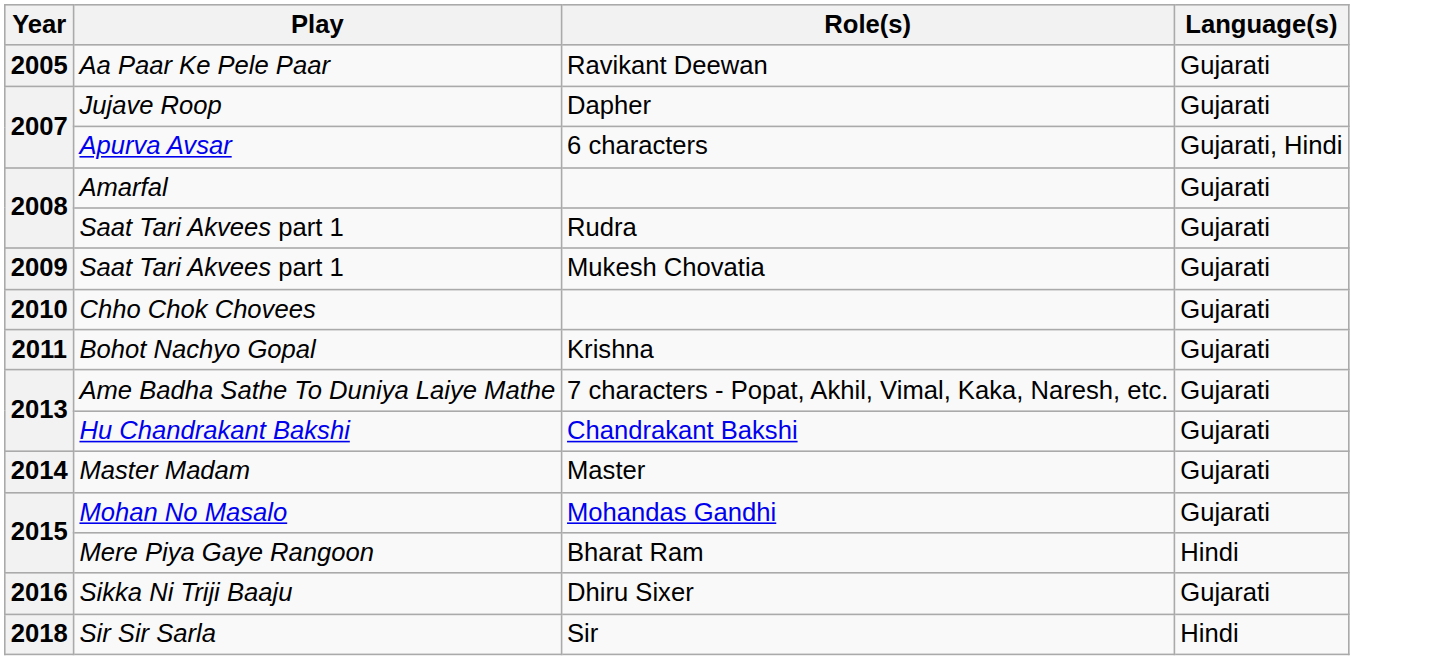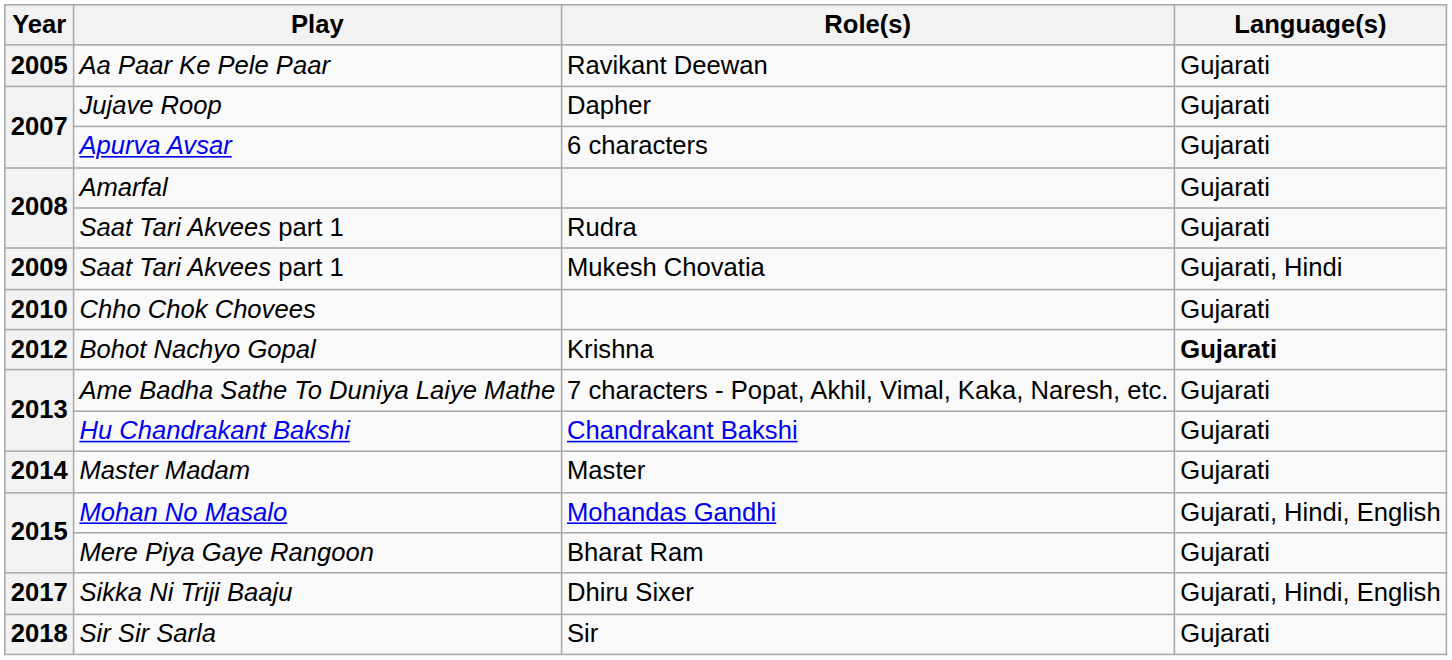(1261, 146) Gujarati, Hindi -> (1225, 146) Gujarati
(1225, 268) Gujarati -> (1261, 268) Gujarati, Hindi
(39, 349) 2011 -> (39, 349) 2012
(1225, 349) normal -> (1229, 349) bold
(1225, 512) Gujarati -> (1310, 512) Gujarati, Hindi, English
(1209, 552) Hindi -> (1225, 552) Gujarati
(39, 593) 2016 -> (39, 593) 2017
(1225, 593) Gujarati -> (1310, 593) Gujarati, Hindi, English
(1209, 633) Hindi -> (1225, 633) Gujarati
